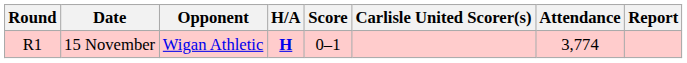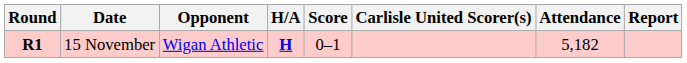(32, 44) normal -> (32, 44) bold
(580, 44) 3,774 -> (580, 44) 5,182
